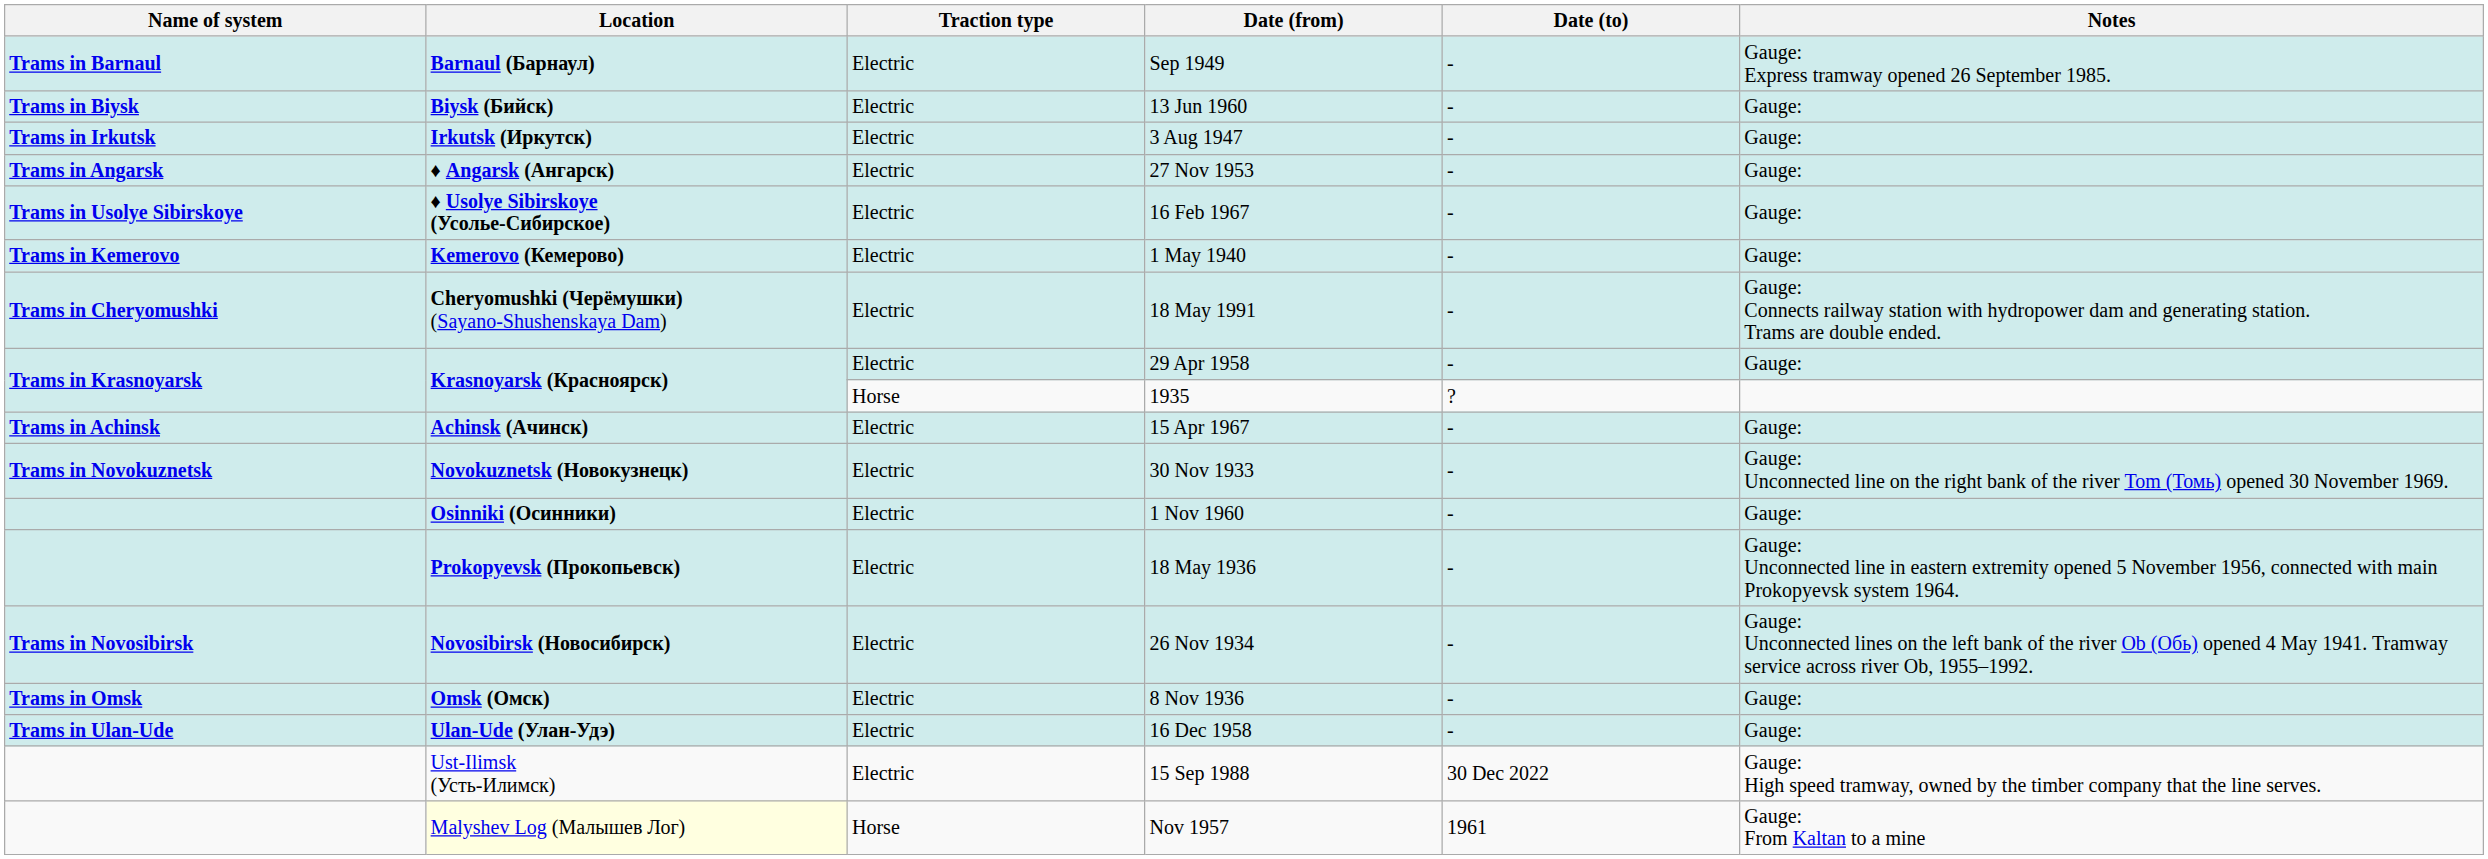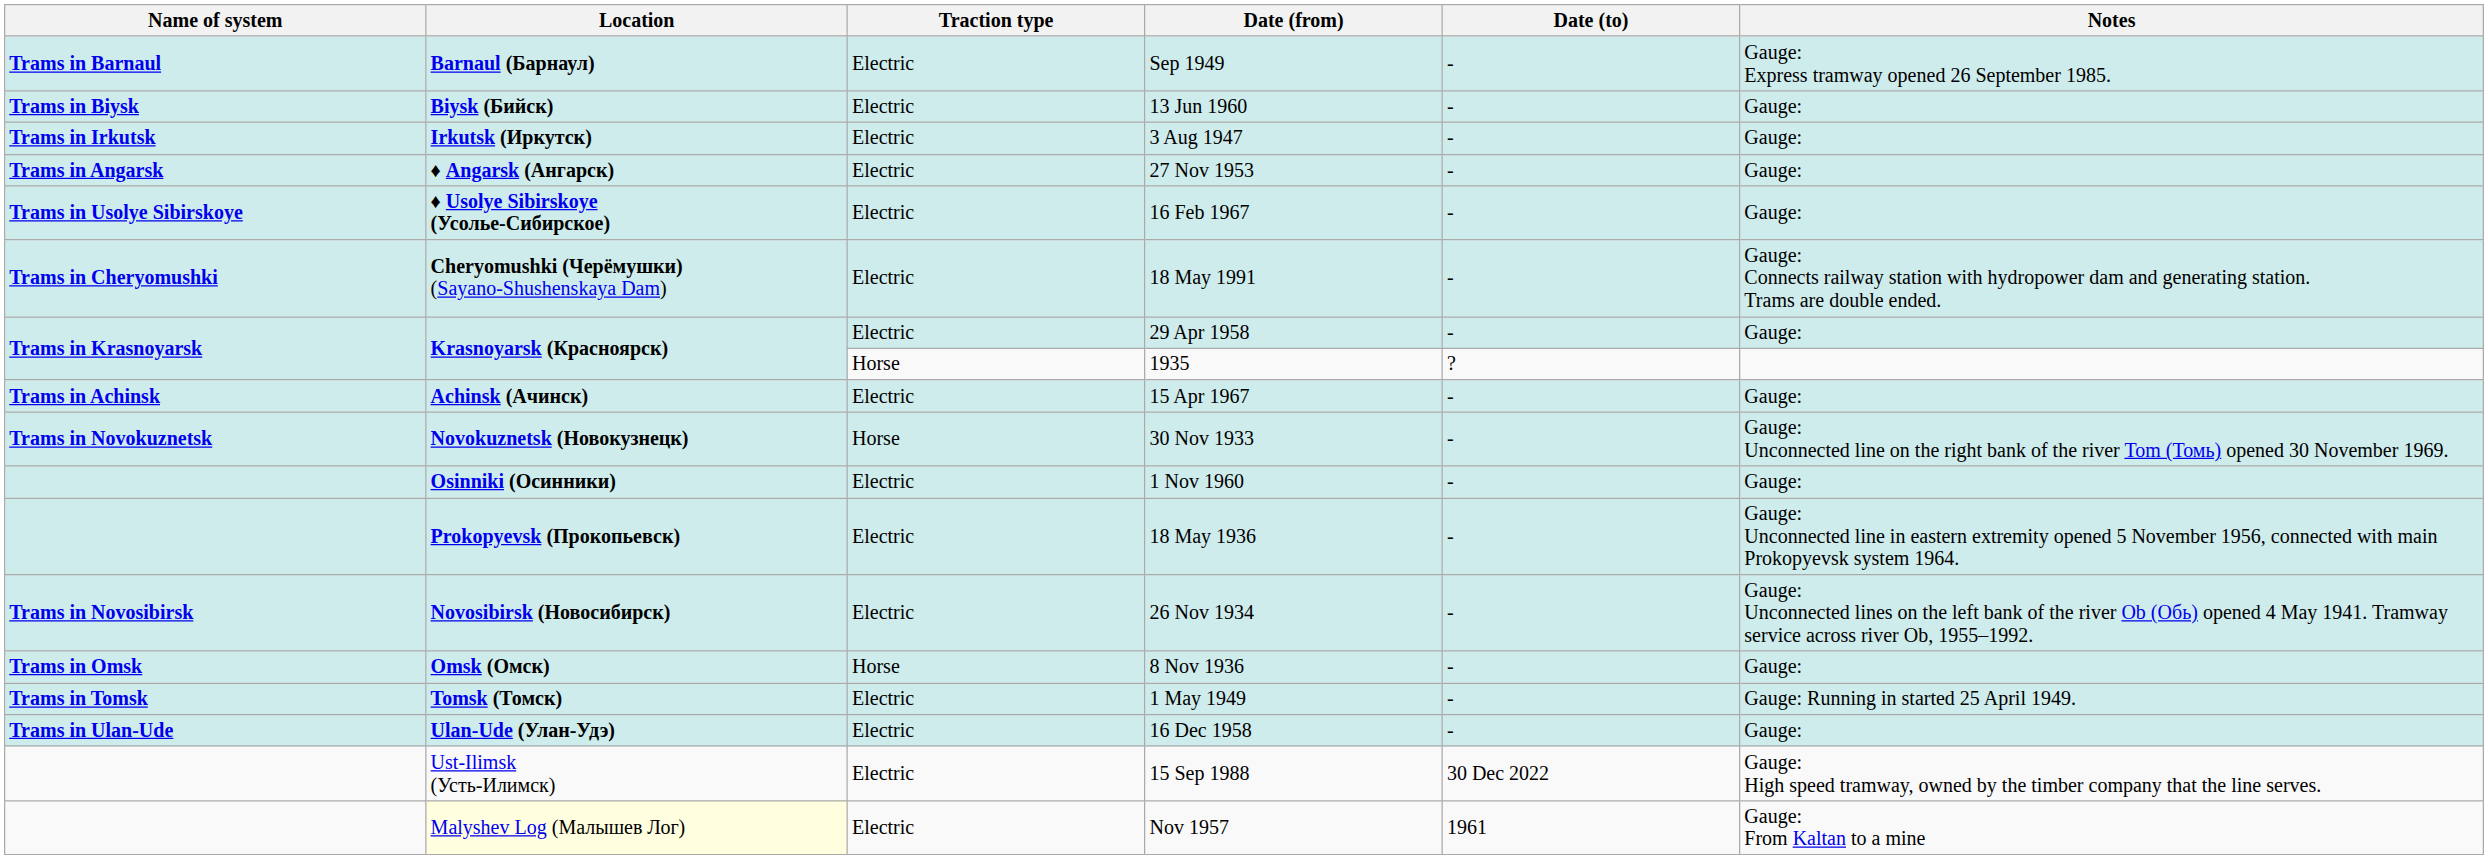- row: (1198, 255)
(883, 470) Electric -> (876, 438) Horse
(883, 698) Electric -> (876, 666) Horse
+ row: (1198, 698)
(876, 827) Horse -> (883, 827) Electric
